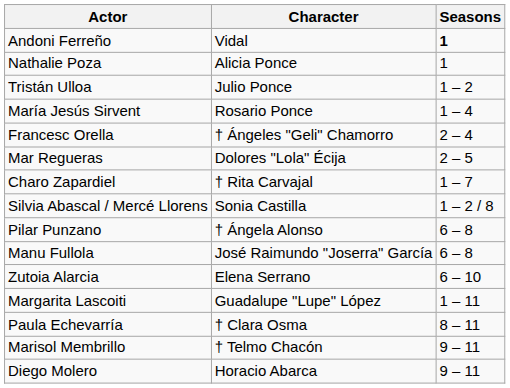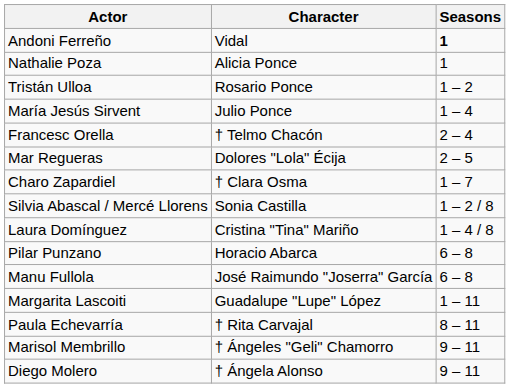(253, 88) Julio Ponce -> (264, 88) Rosario Ponce
(264, 111) Rosario Ponce -> (253, 111) Julio Ponce
(304, 135) † Ángeles "Geli" Chamorro -> (269, 135) † Telmo Chacón
(264, 182) † Rita Carvajal -> (261, 182) † Clara Osma
+ row: (68, 230)
(269, 230) † Ángela Alonso -> (266, 253) Horacio Abarca
- row: (53, 277)
(261, 324) † Clara Osma -> (264, 324) † Rita Carvajal
(269, 348) † Telmo Chacón -> (304, 348) † Ángeles "Geli" Chamorro
(266, 372) Horacio Abarca -> (269, 372) † Ángela Alonso
